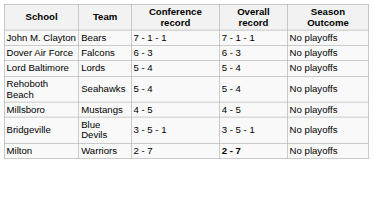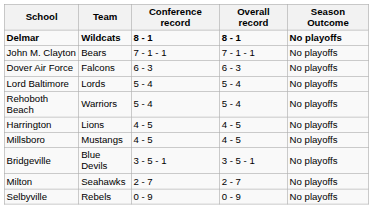+ row: (23, 38)
(103, 89) Seahawks -> (99, 104) Warriors
+ row: (29, 125)
(99, 151) Warriors -> (103, 181) Seahawks
(231, 151) bold -> (231, 181) normal
+ row: (27, 196)
